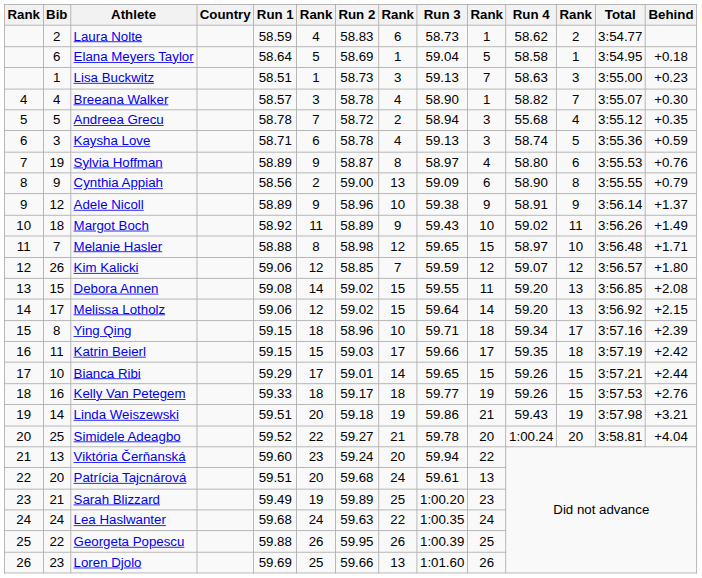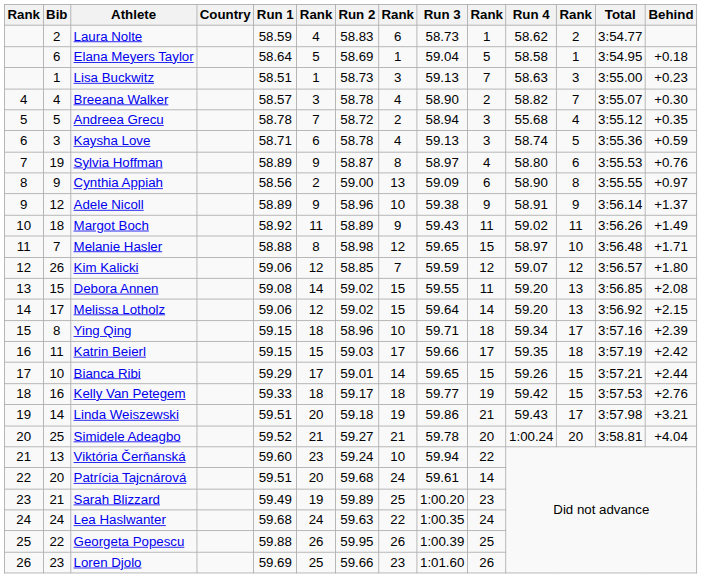(487, 99) 1 -> (487, 99) 2
(671, 183) +0.79 -> (671, 183) +0.97
(487, 225) 10 -> (487, 225) 11
(531, 394) 59.26 -> (531, 394) 59.42
(576, 415) 19 -> (576, 415) 17
(316, 436) 22 -> (316, 436) 21
(398, 457) 20 -> (398, 457) 10
(487, 478) 13 -> (487, 478) 14
(398, 562) 13 -> (398, 562) 23
